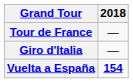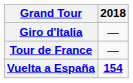rows swapped: (51, 50) <-> (51, 31)
